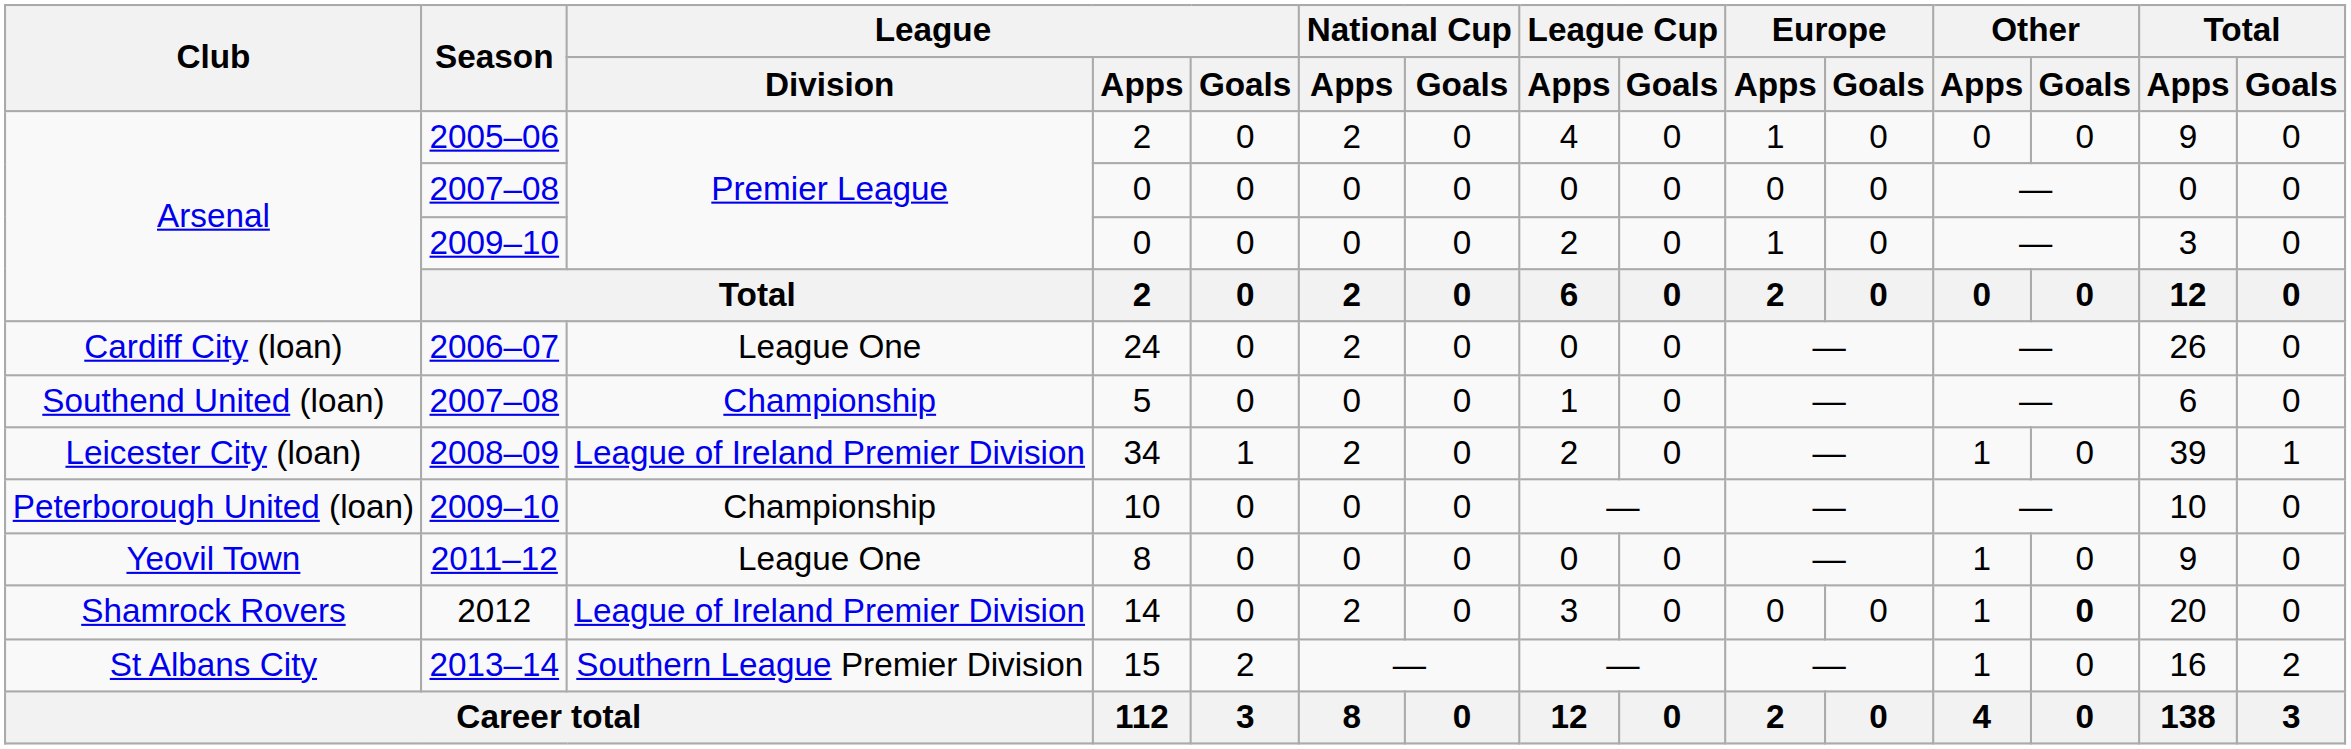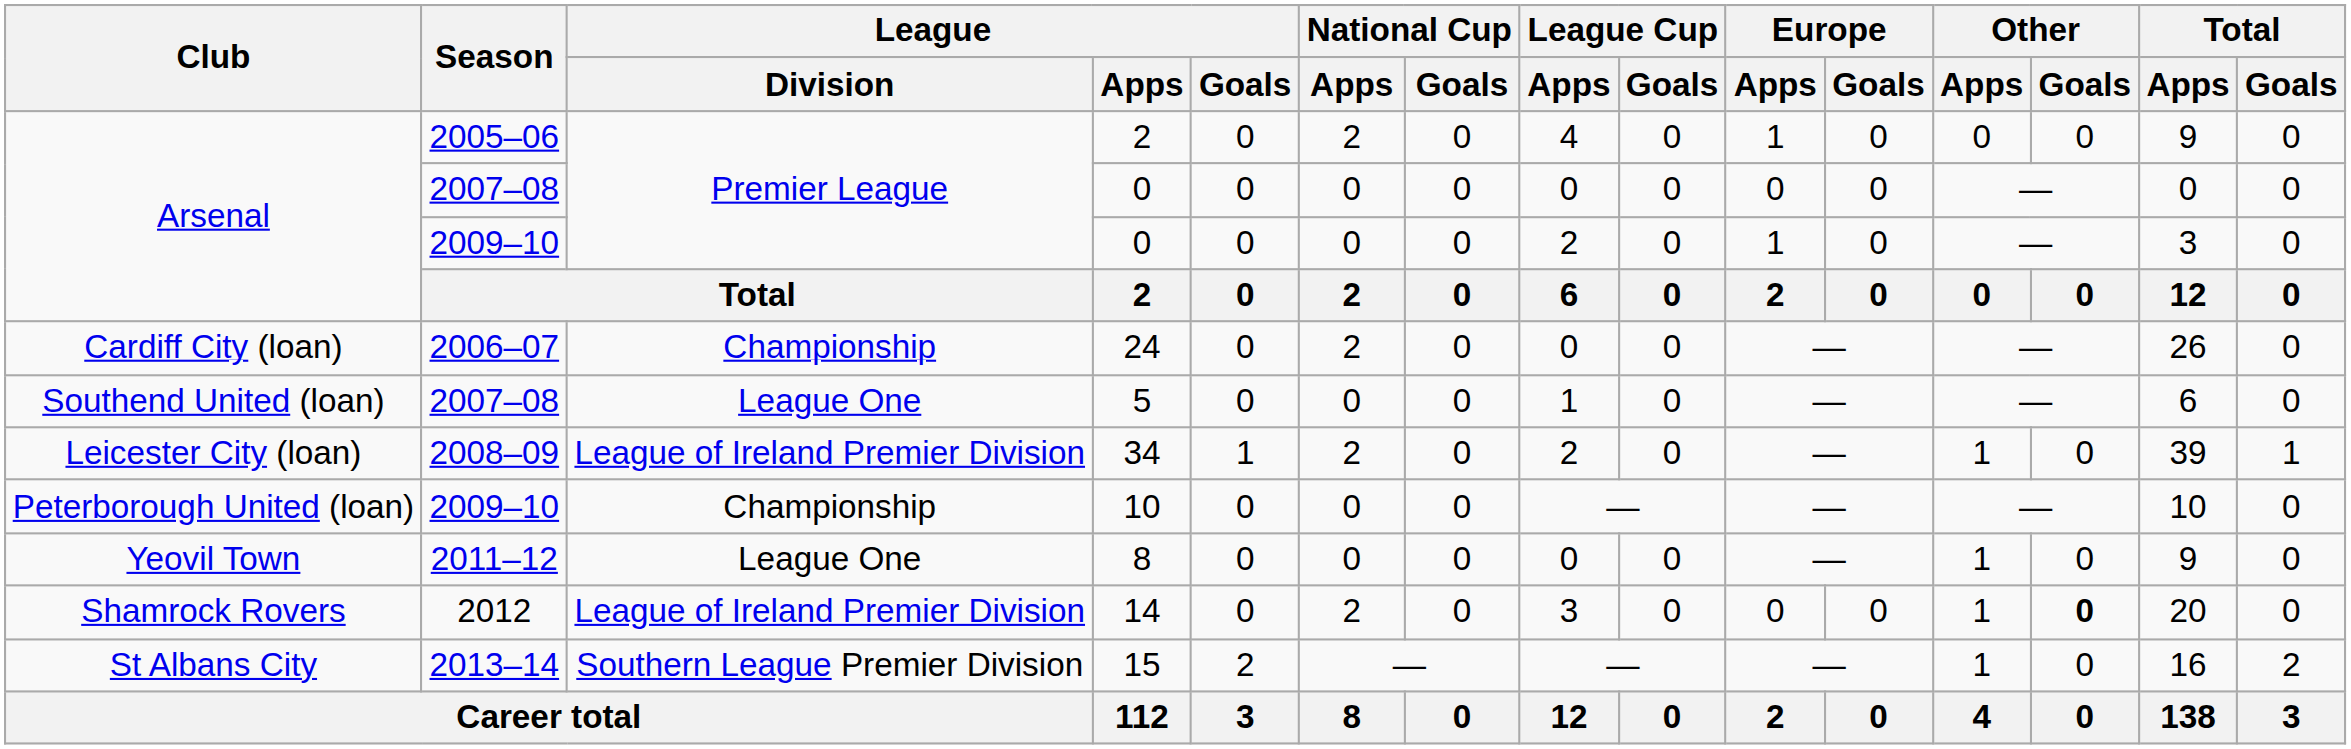(830, 347) League One -> (830, 347) Championship
(830, 400) Championship -> (830, 400) League One
